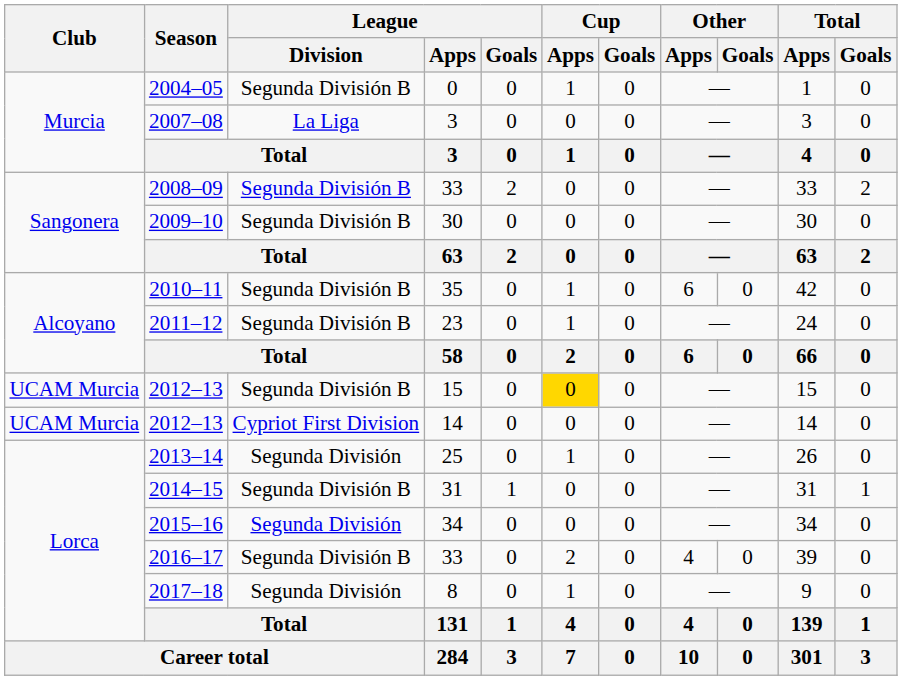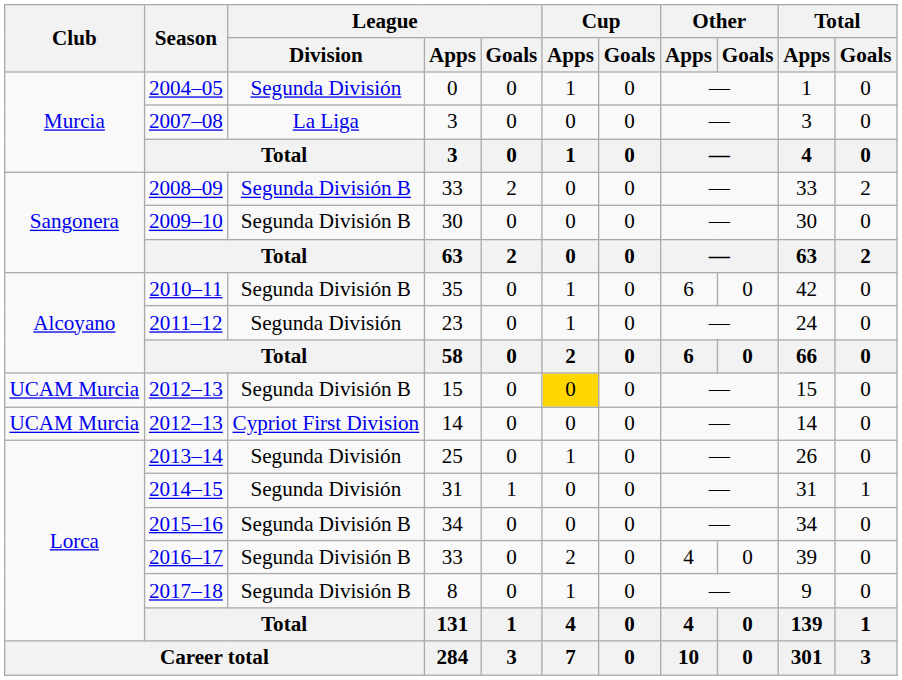(326, 88) Segunda División B -> (326, 88) Segunda División
(326, 322) Segunda División B -> (326, 322) Segunda División
(326, 490) Segunda División B -> (326, 490) Segunda División
(326, 523) Segunda División -> (326, 523) Segunda División B
(326, 590) Segunda División -> (326, 590) Segunda División B
